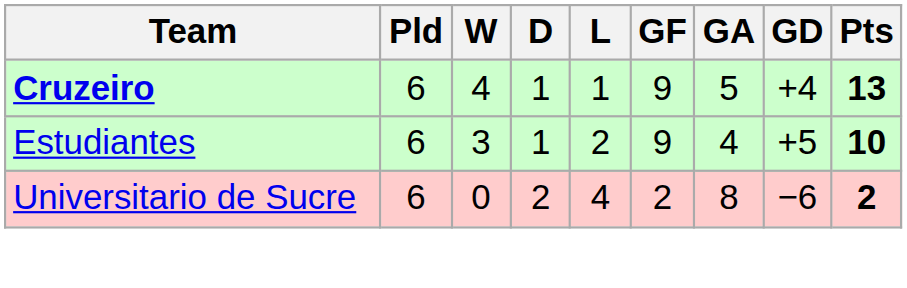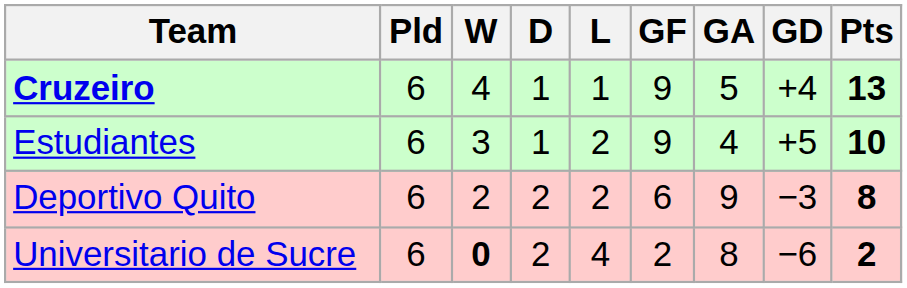+ row: (134, 198)
(481, 198) normal -> (481, 253) bold
